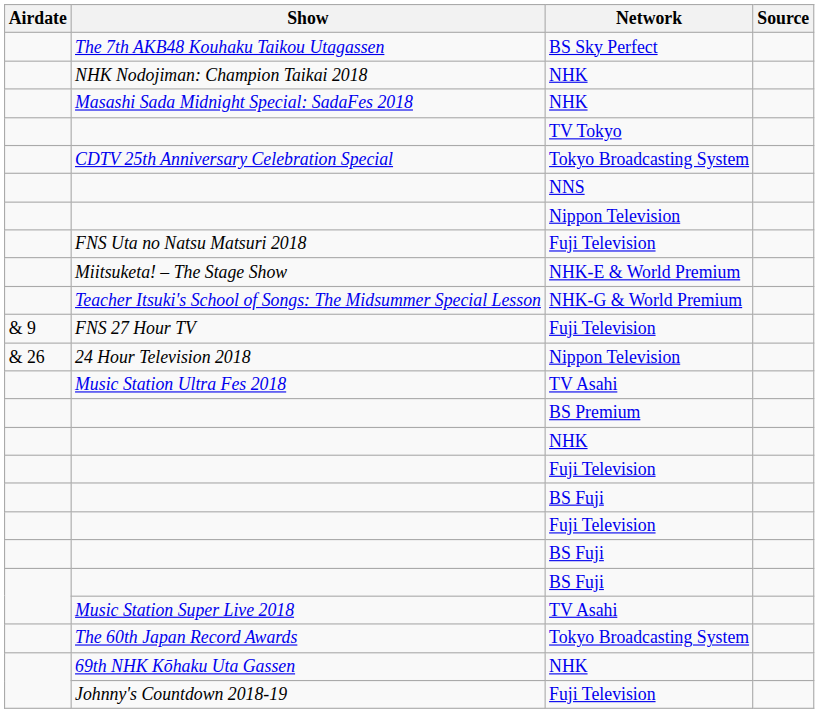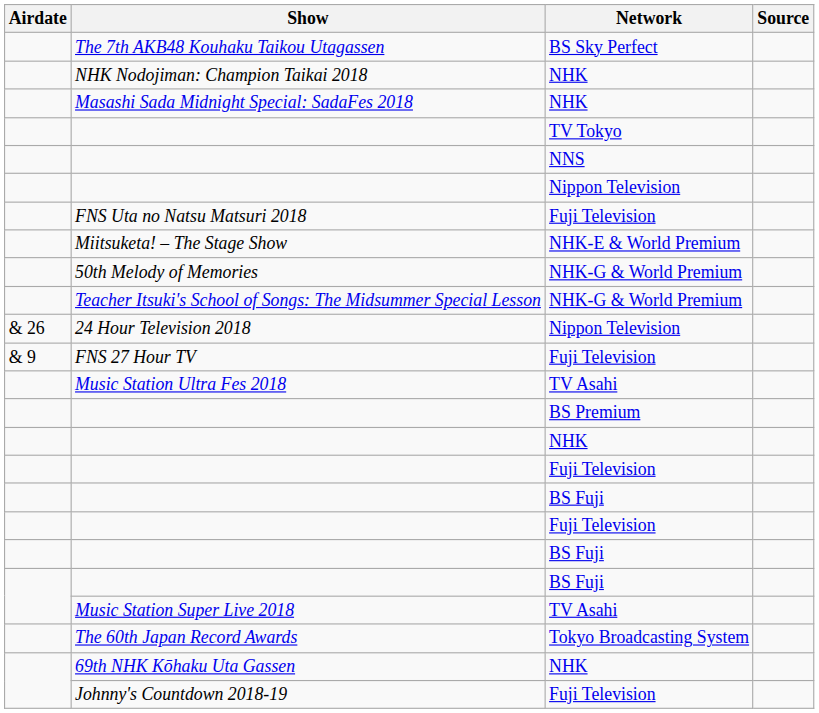- row: (234, 159)
+ row: (167, 272)
rows swapped: (163, 356) <-> (135, 328)
